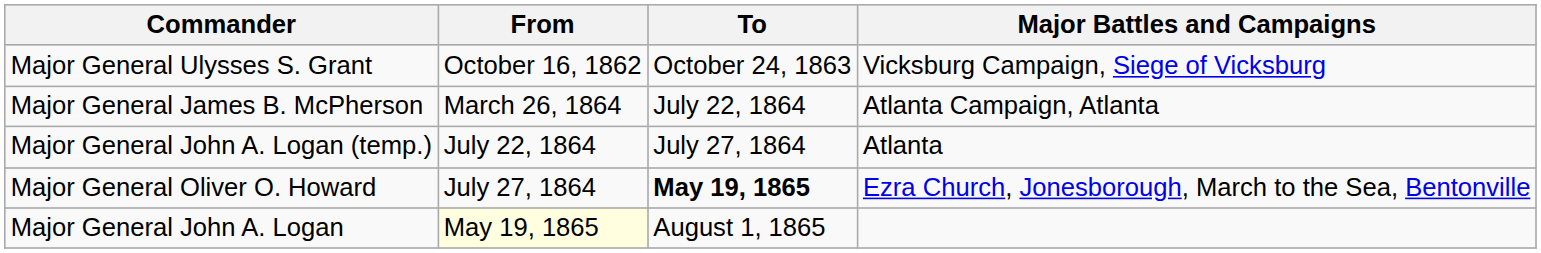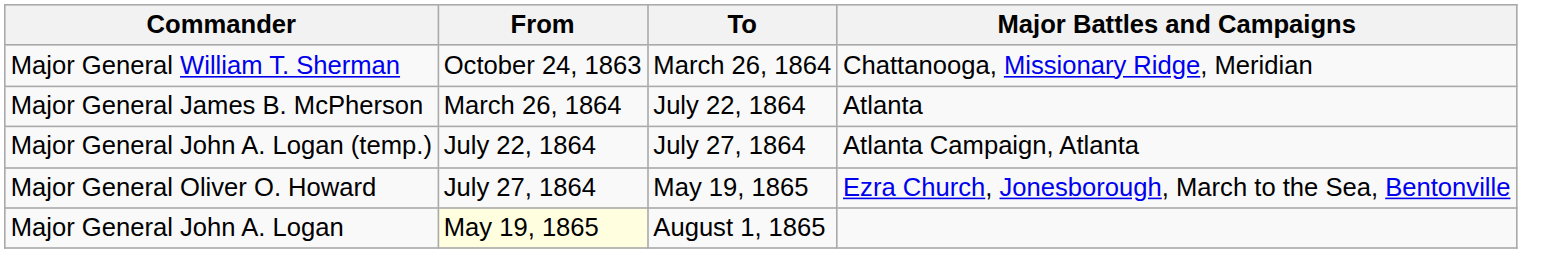- row: (191, 65)
+ row: (205, 65)
(1011, 106) Atlanta Campaign, Atlanta -> (883, 106) Atlanta
(903, 146) Atlanta -> (991, 146) Atlanta Campaign, Atlanta
(732, 187) bold -> (731, 187) normal
